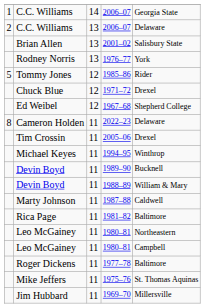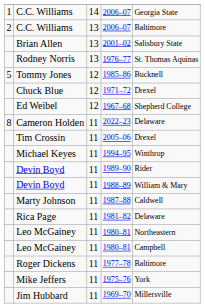(150, 28) Delaware -> (150, 28) Baltimore
(142, 59) York -> (166, 59) St. Thomas Aquinas
(143, 75) Rider -> (149, 75) Bucknell
(149, 169) Bucknell -> (143, 169) Rider
(150, 216) Baltimore -> (150, 216) Delaware
(166, 279) St. Thomas Aquinas -> (142, 279) York
